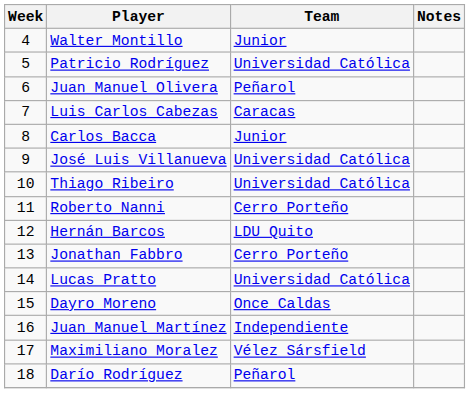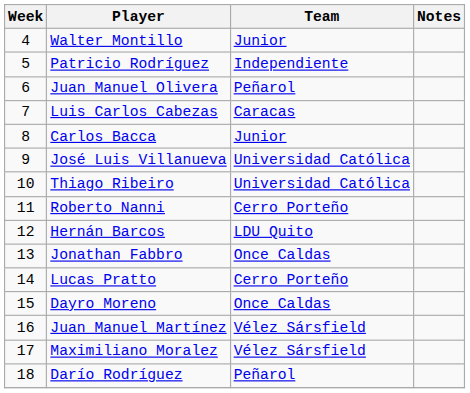(322, 64) Universidad Católica -> (291, 64) Independiente
(291, 256) Cerro Porteño -> (282, 256) Once Caldas
(322, 280) Universidad Católica -> (291, 280) Cerro Porteño
(291, 328) Independiente -> (300, 328) Vélez Sársfield
